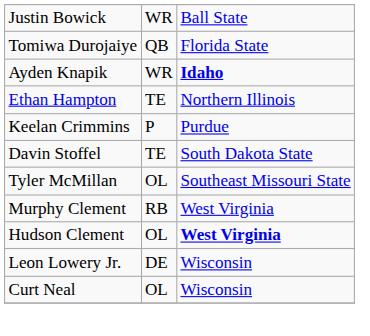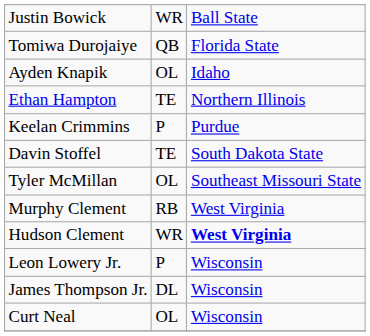(159, 72) WR -> (167, 72) OL
(202, 72) bold -> (210, 72) normal
(156, 235) OL -> (169, 235) WR
(156, 262) DE -> (160, 262) P
+ row: (78, 289)
